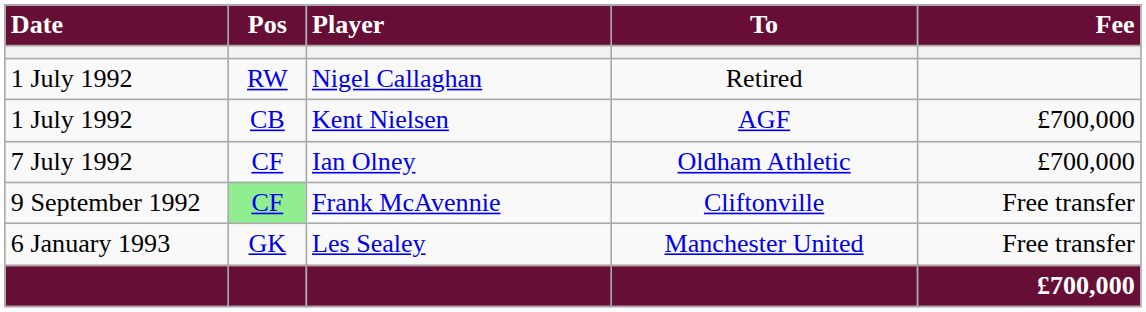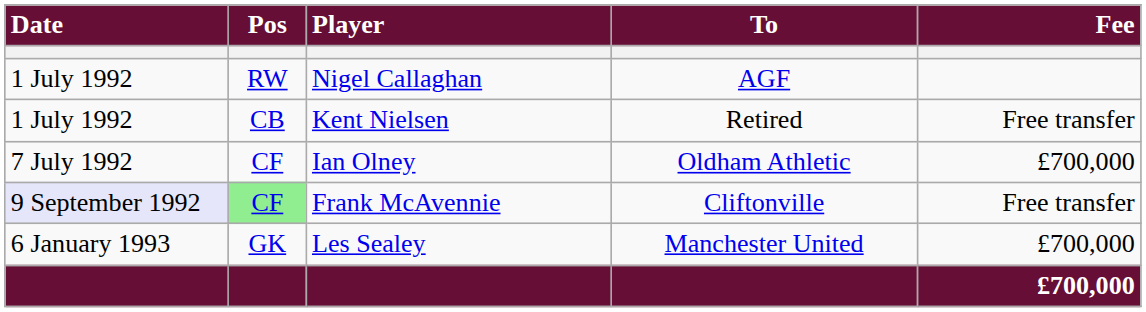(764, 78) Retired -> (764, 78) AGF
(764, 119) AGF -> (764, 119) Retired
(1086, 119) £700,000 -> (1068, 119) Free transfer
(106, 202) no background -> (106, 202) lavender background
(1068, 244) Free transfer -> (1086, 244) £700,000
